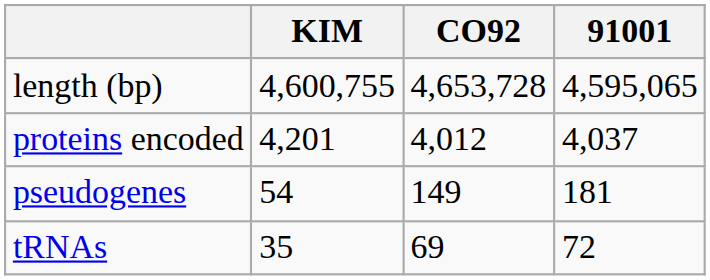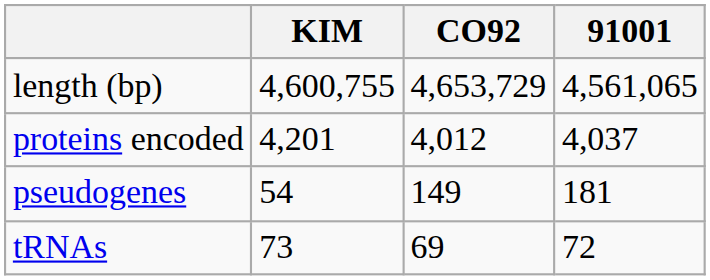(478, 85) 4,653,728 -> (478, 85) 4,653,729
(630, 85) 4,595,065 -> (630, 85) 4,561,065
(276, 246) 35 -> (276, 246) 73
